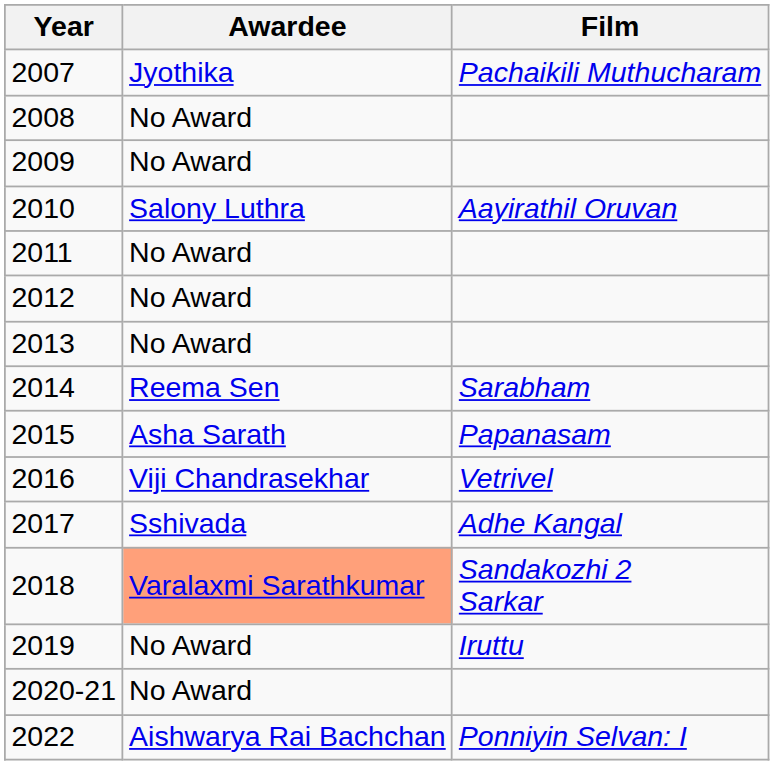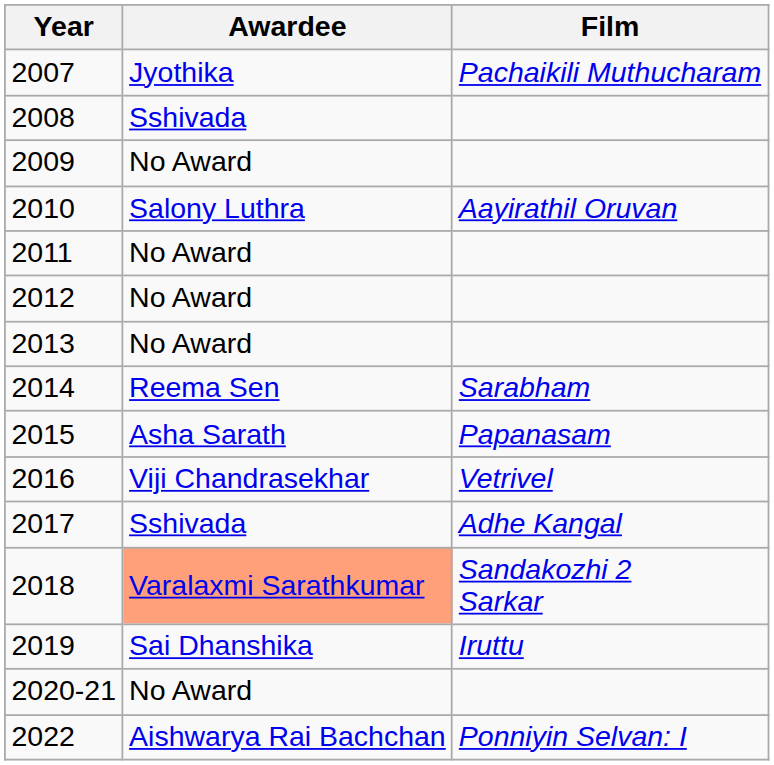(191, 117) No Award -> (188, 117) Sshivada
(191, 646) No Award -> (221, 646) Sai Dhanshika
